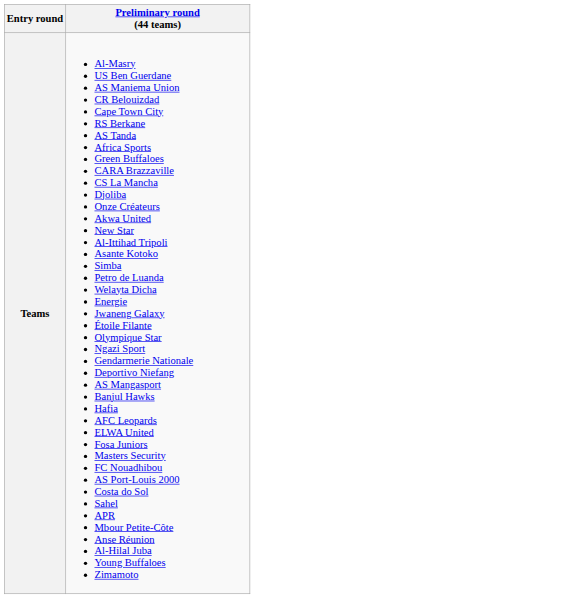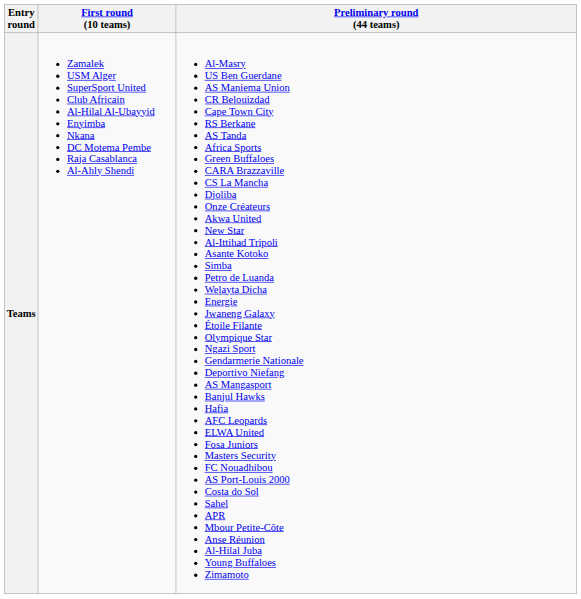+ column: (107, 18)
